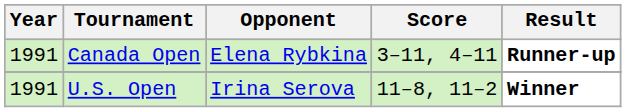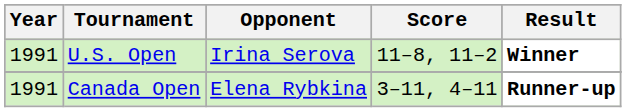rows swapped: (134, 55) <-> (122, 89)
